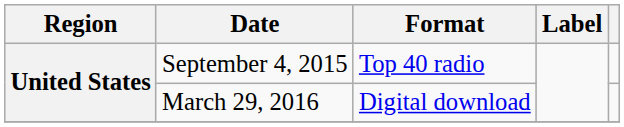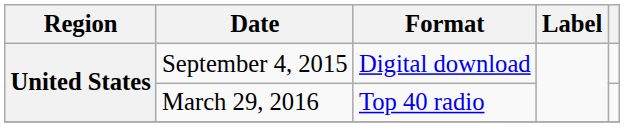(422, 63) Top 40 radio -> (445, 63) Digital download
(445, 102) Digital download -> (422, 102) Top 40 radio
